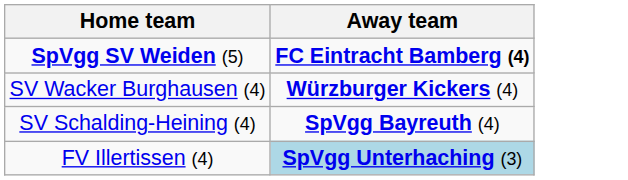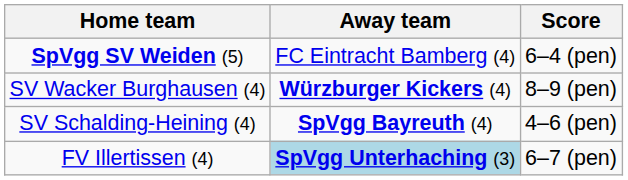+ column: (571, 21)
(402, 55) bold -> (395, 55) normal
